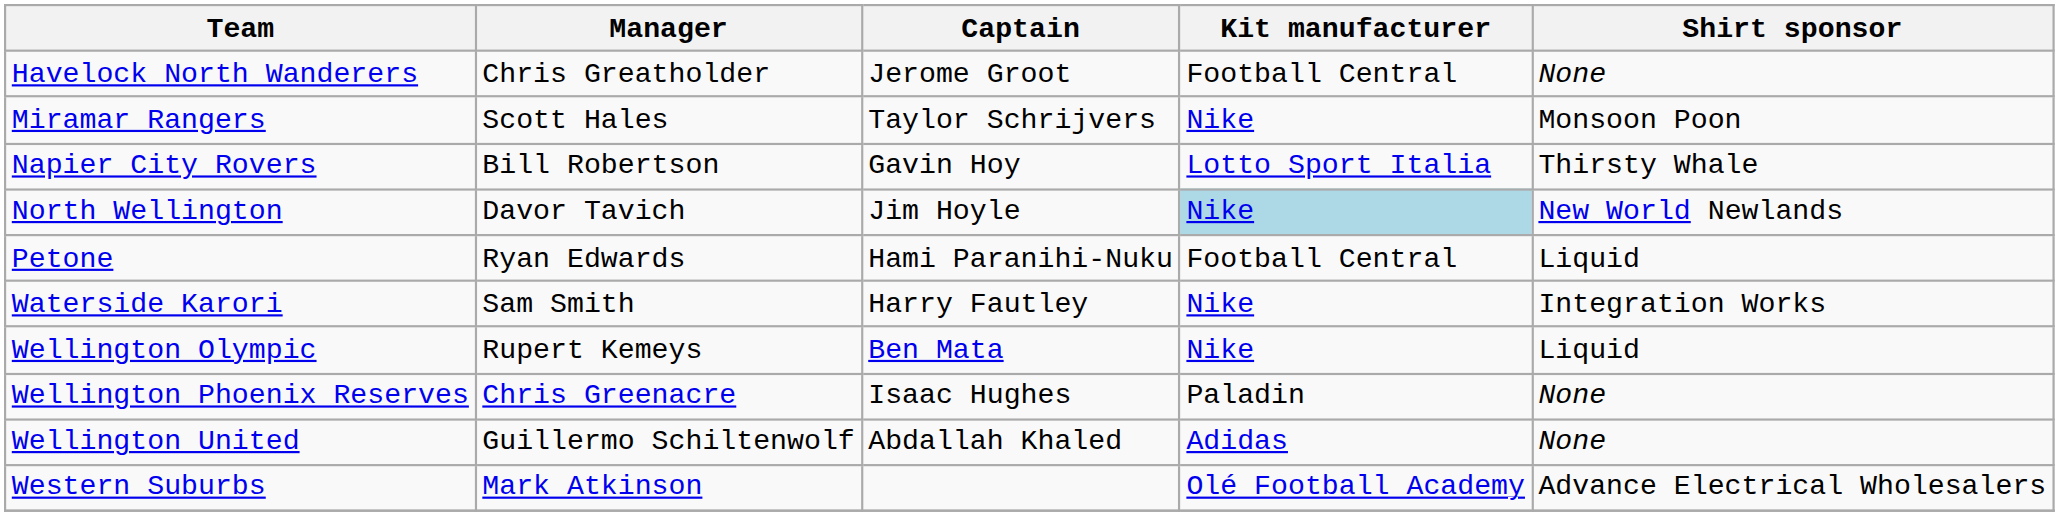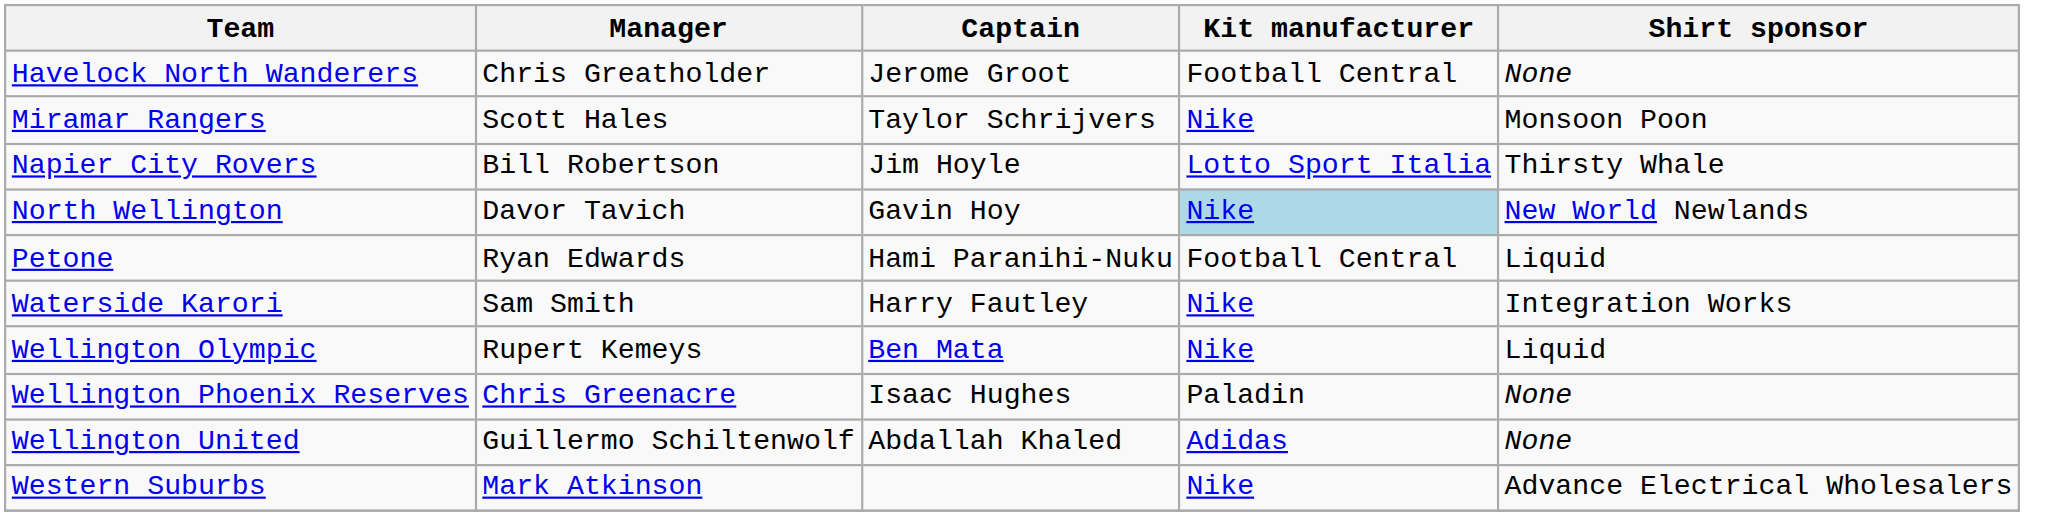(944, 166) Gavin Hoy -> (944, 166) Jim Hoyle
(944, 212) Jim Hoyle -> (944, 212) Gavin Hoy
(1356, 488) Olé Football Academy -> (1220, 488) Nike
